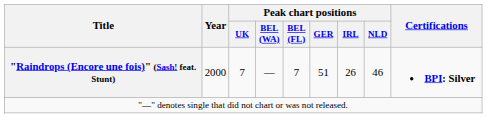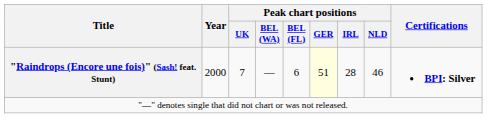(296, 72) 7 -> (296, 72) 6
(323, 72) no background -> (323, 72) lightyellow background
(351, 72) 26 -> (351, 72) 28
